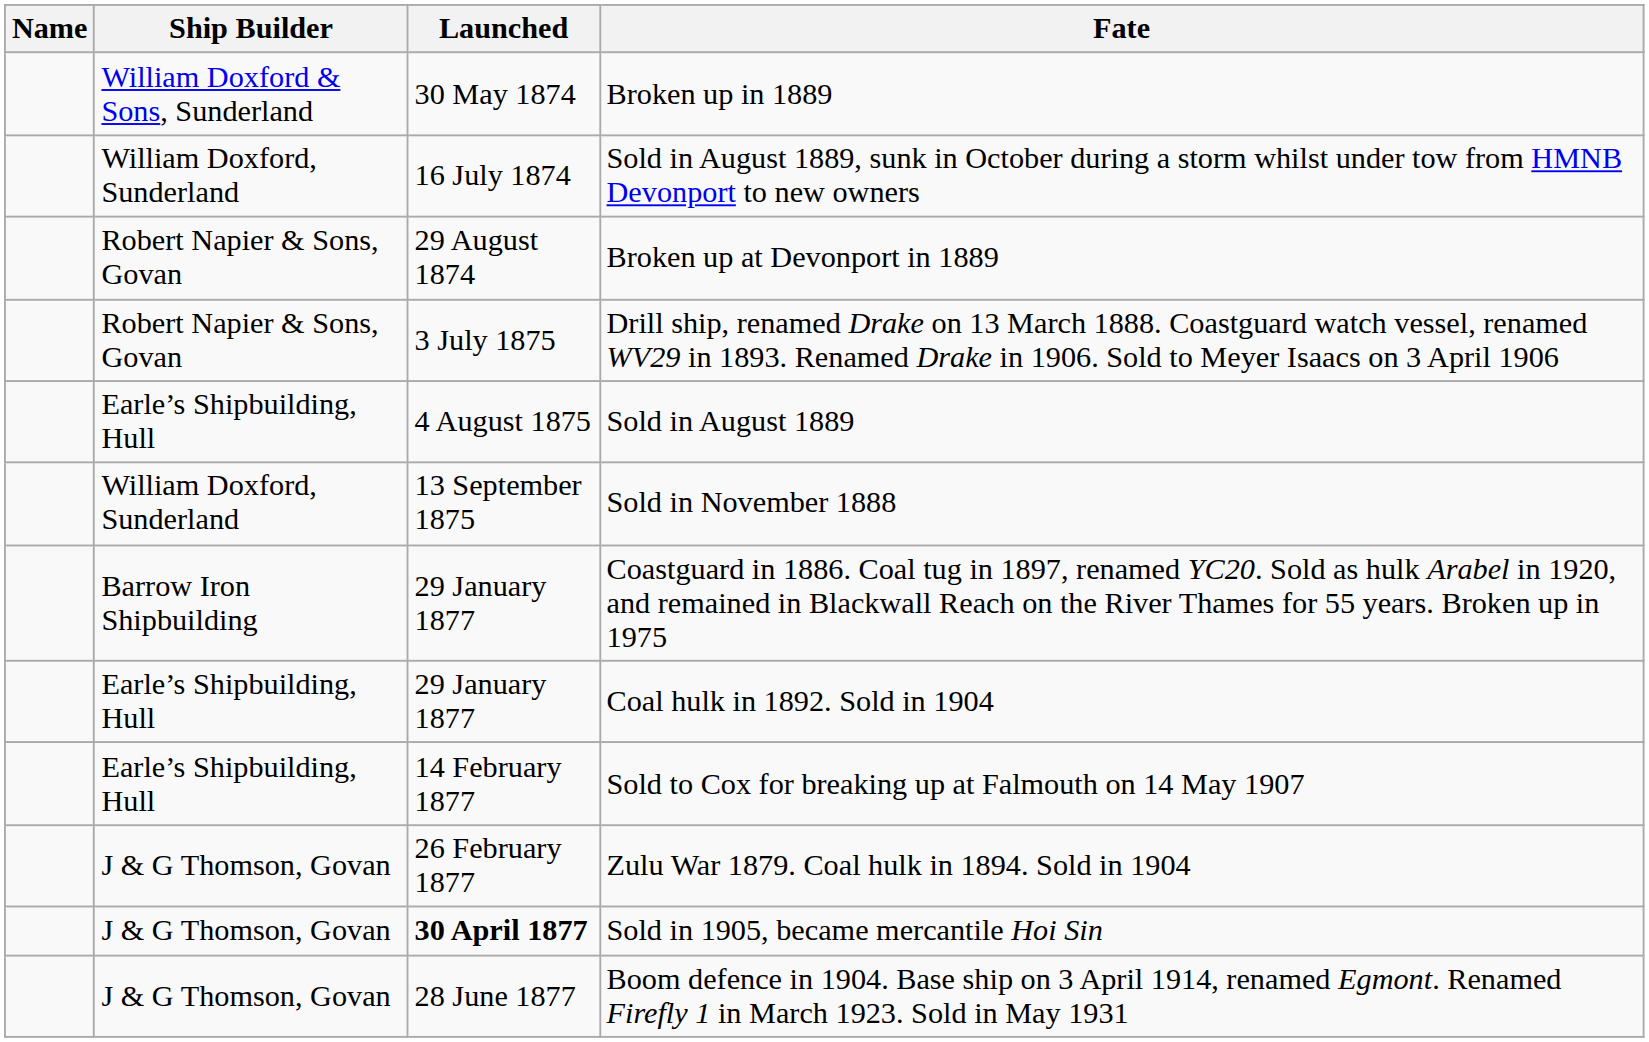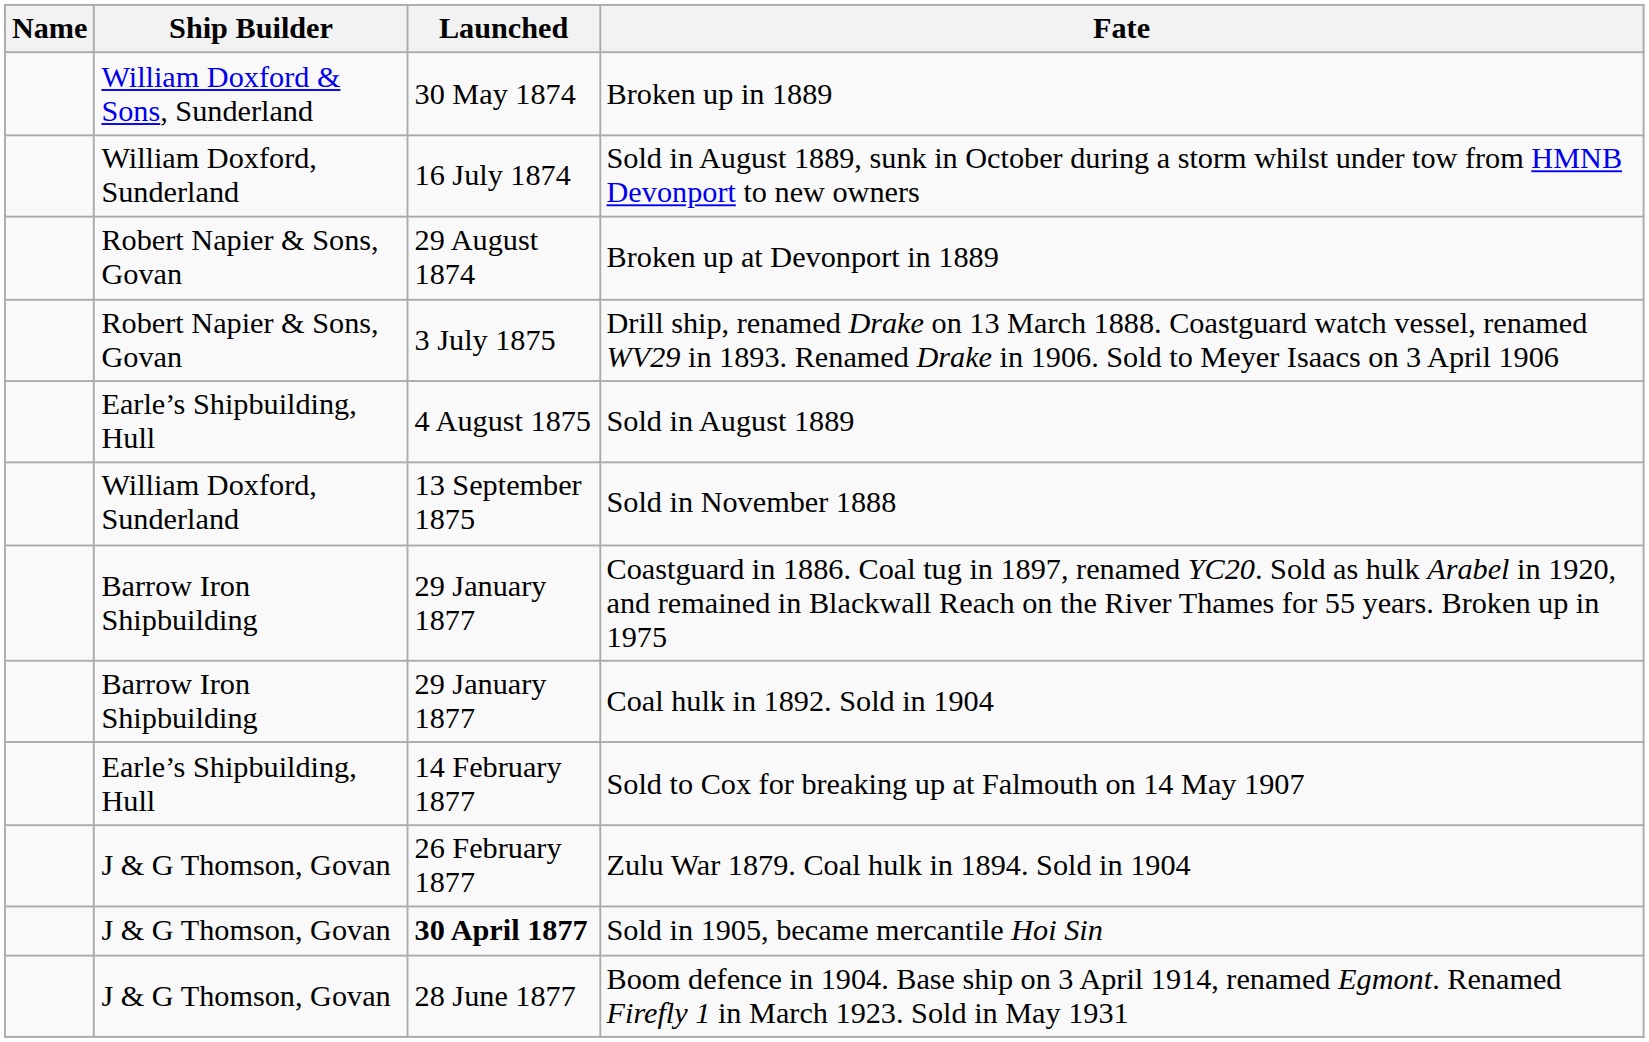(229, 701) Earle’s Shipbuilding, Hull -> (180, 701) Barrow Iron Shipbuilding
